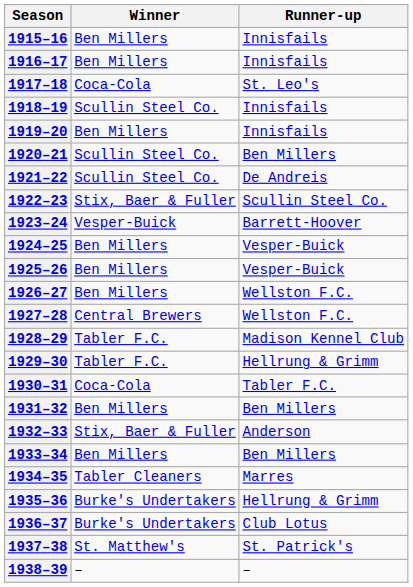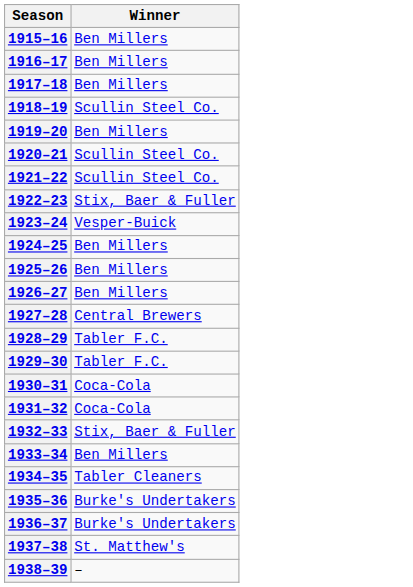- column: (323, 16)
(112, 85) Coca-Cola -> (121, 85) Ben Millers
(121, 409) Ben Millers -> (112, 409) Coca-Cola
